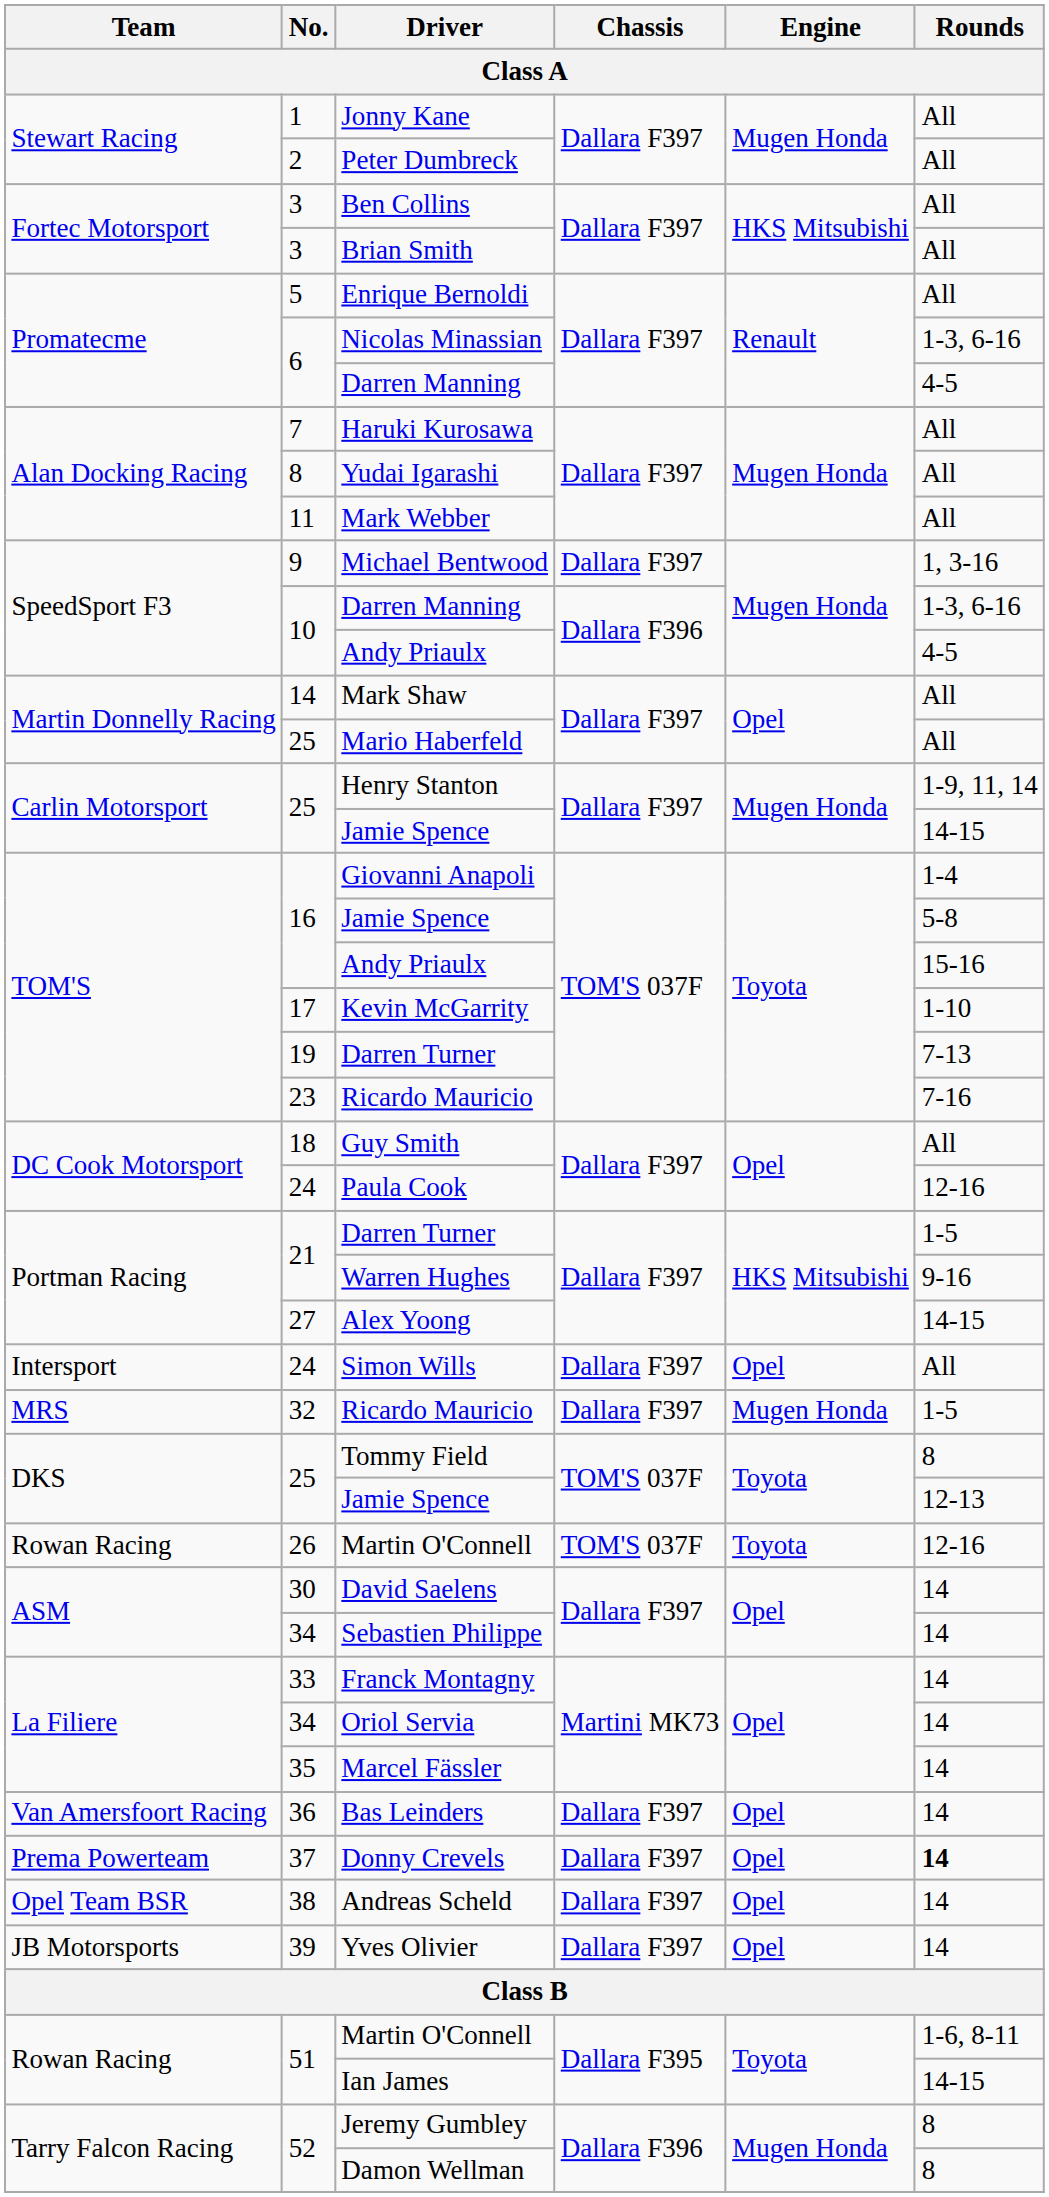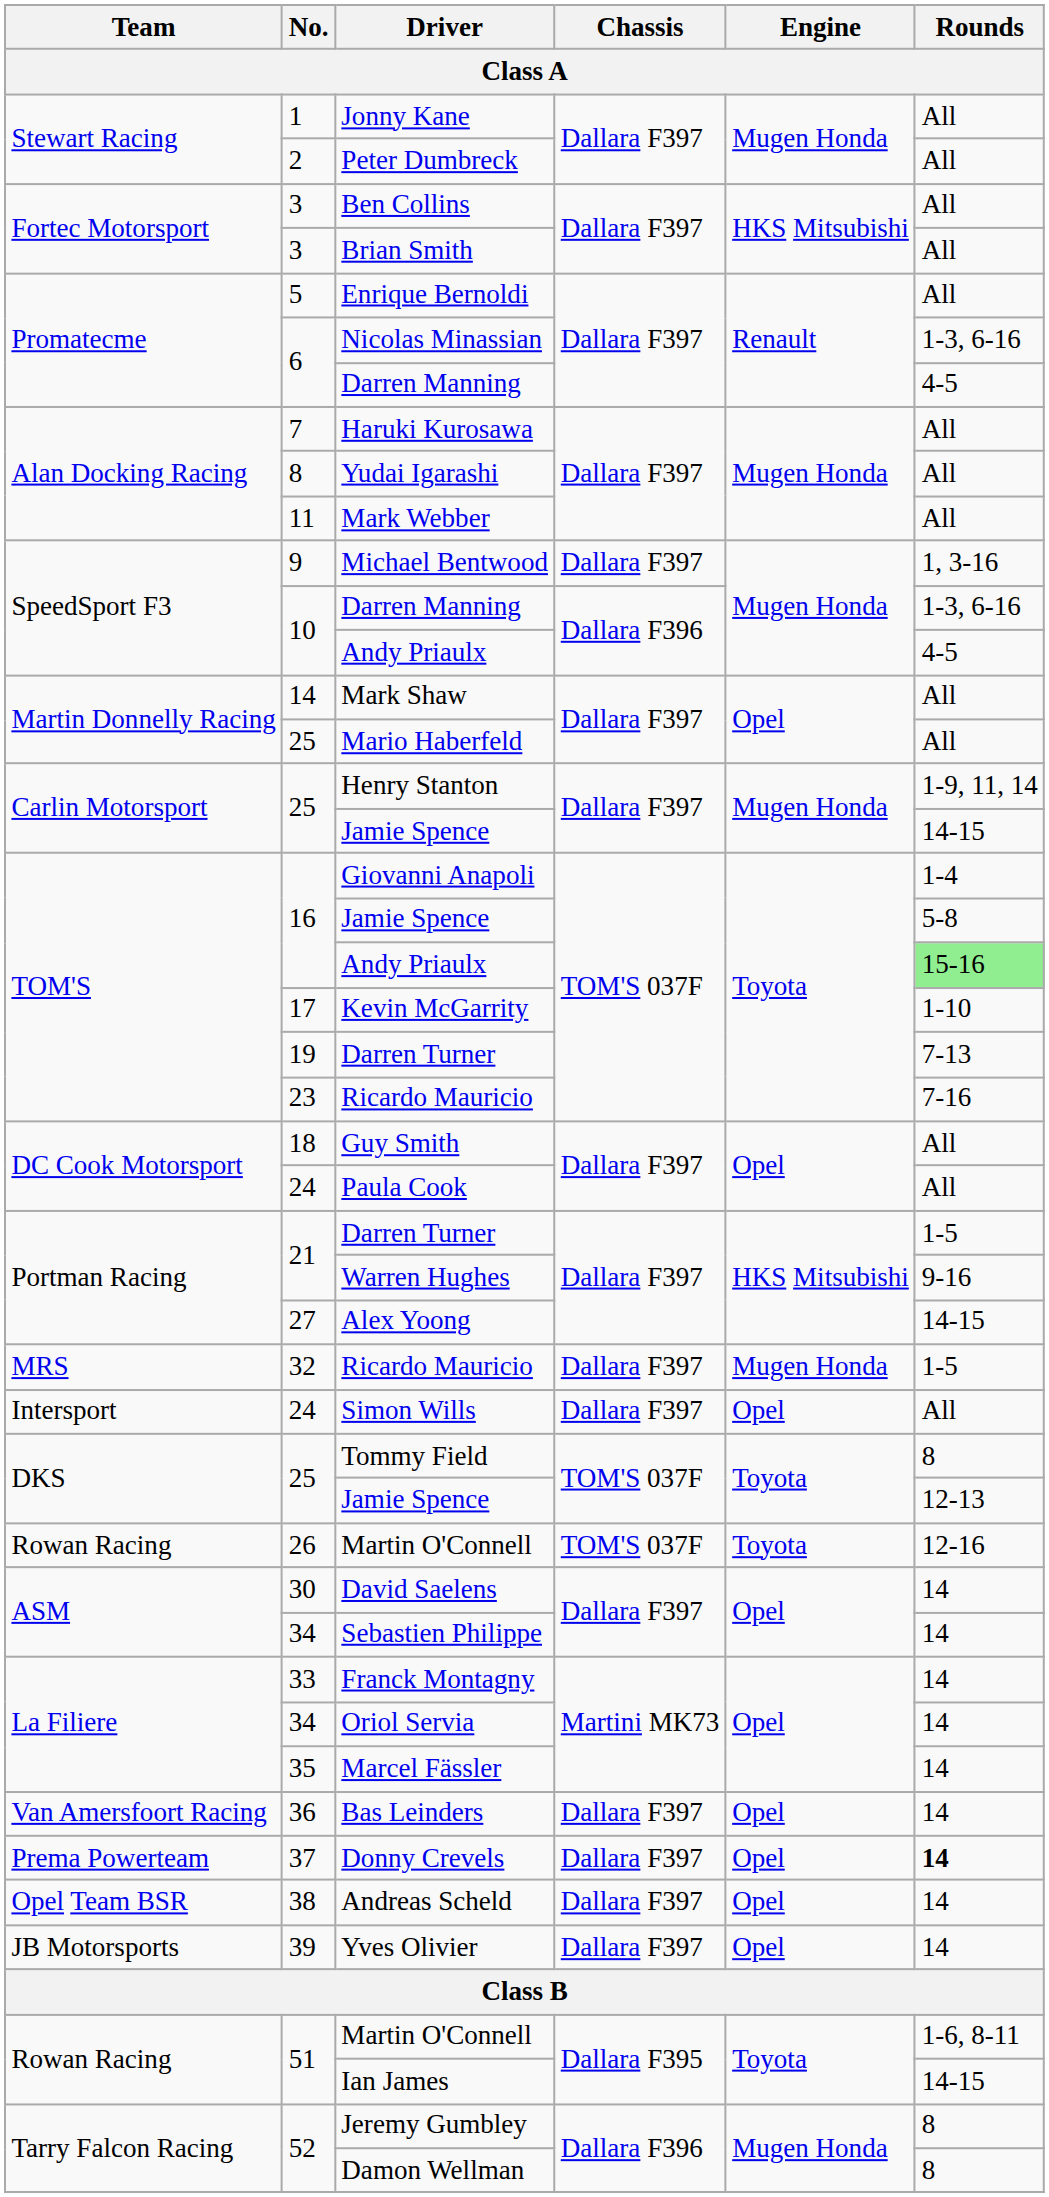(953, 964) no background -> (953, 964) lightgreen background
(953, 1187) 12-16 -> (939, 1187) All
rows swapped: (40, 1410) <-> (64, 1365)
